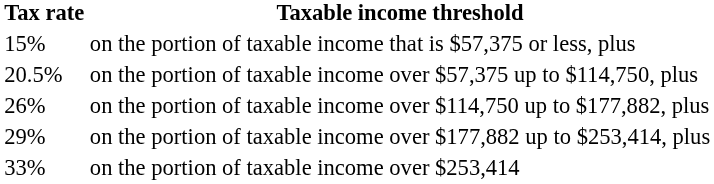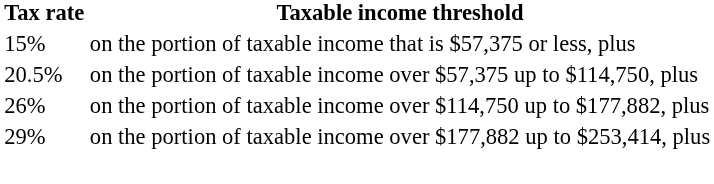- row: (305, 167)
